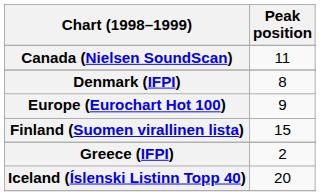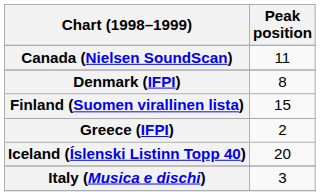- row: (127, 105)
+ row: (127, 178)
